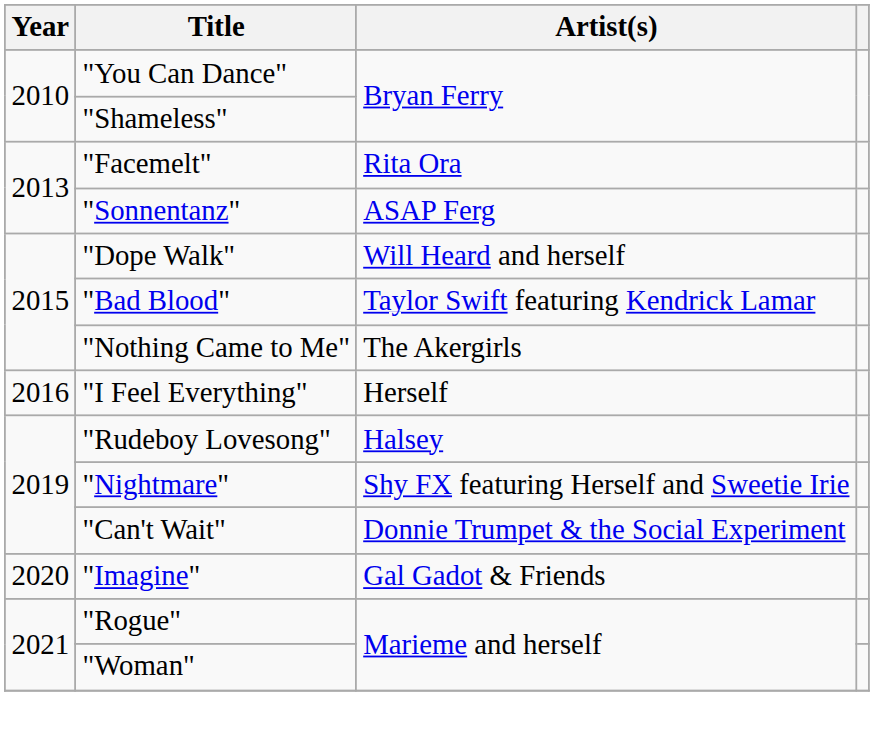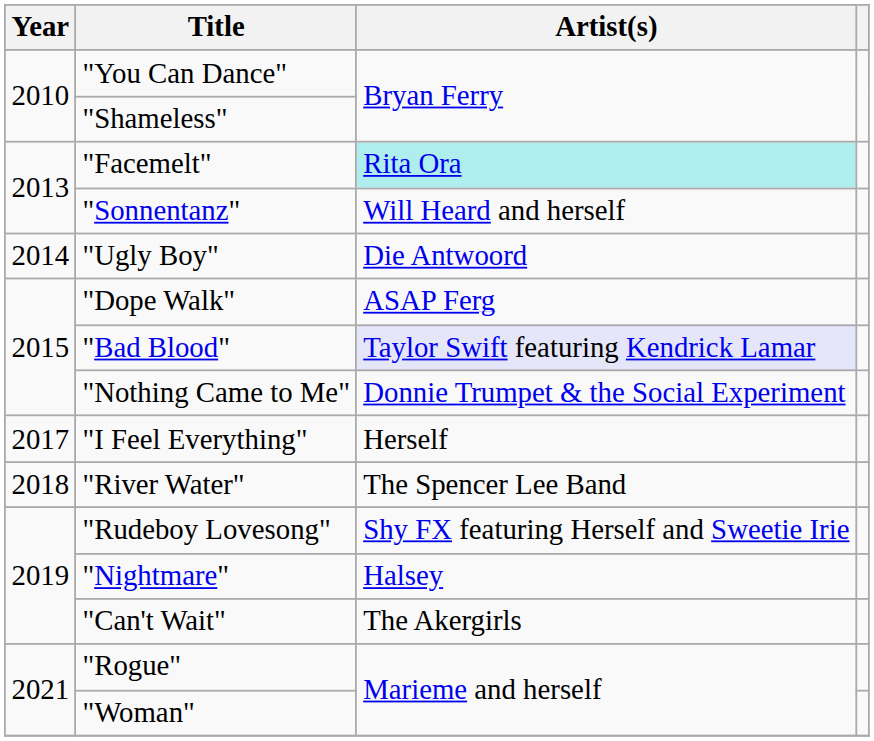(412, 164) no background -> (412, 164) paleturquoise background
(429, 210) ASAP Ferg -> (494, 210) Will Heard and herself
+ row: (151, 255)
(494, 255) Will Heard and herself -> (429, 301) ASAP Ferg
(589, 301) no background -> (589, 347) lavender background
(443, 347) The Akergirls -> (604, 392) Donnie Trumpet & the Social Experiment
(40, 392) 2016 -> (40, 438) 2017
+ row: (164, 484)
(403, 438) Halsey -> (606, 529) Shy FX featuring Herself and Sweetie Irie
(606, 484) Shy FX featuring Herself and Sweetie Irie -> (403, 575) Halsey
(604, 529) Donnie Trumpet & the Social Experiment -> (443, 621) The Akergirls
- row: (141, 575)
